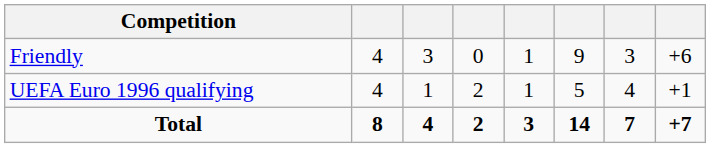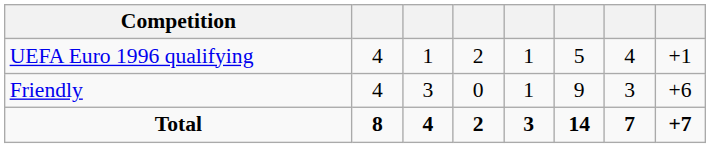rows swapped: (46, 55) <-> (132, 90)
